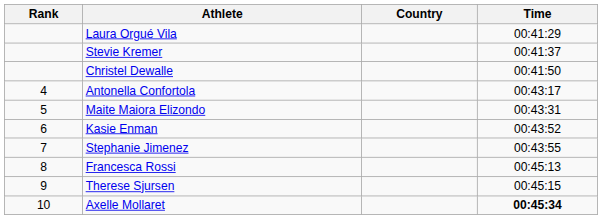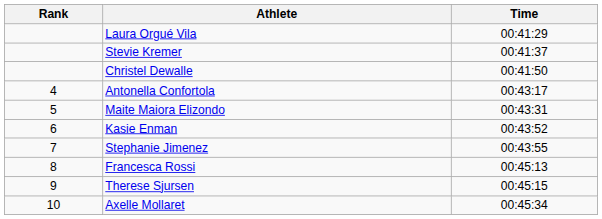- column: (419, 14)
(537, 205) bold -> (524, 205) normal
